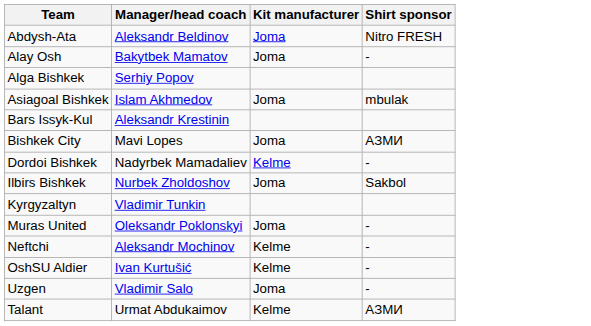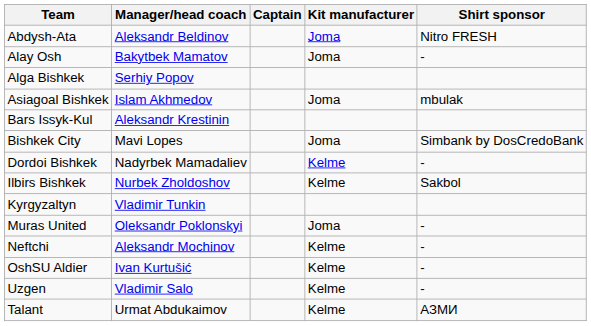+ column: (277, 15)
(384, 141) AЗMИ -> (502, 141) Simbank by DosCredoBank
(269, 183) Joma -> (327, 183) Kelme
(269, 288) Joma -> (327, 288) Kelme
